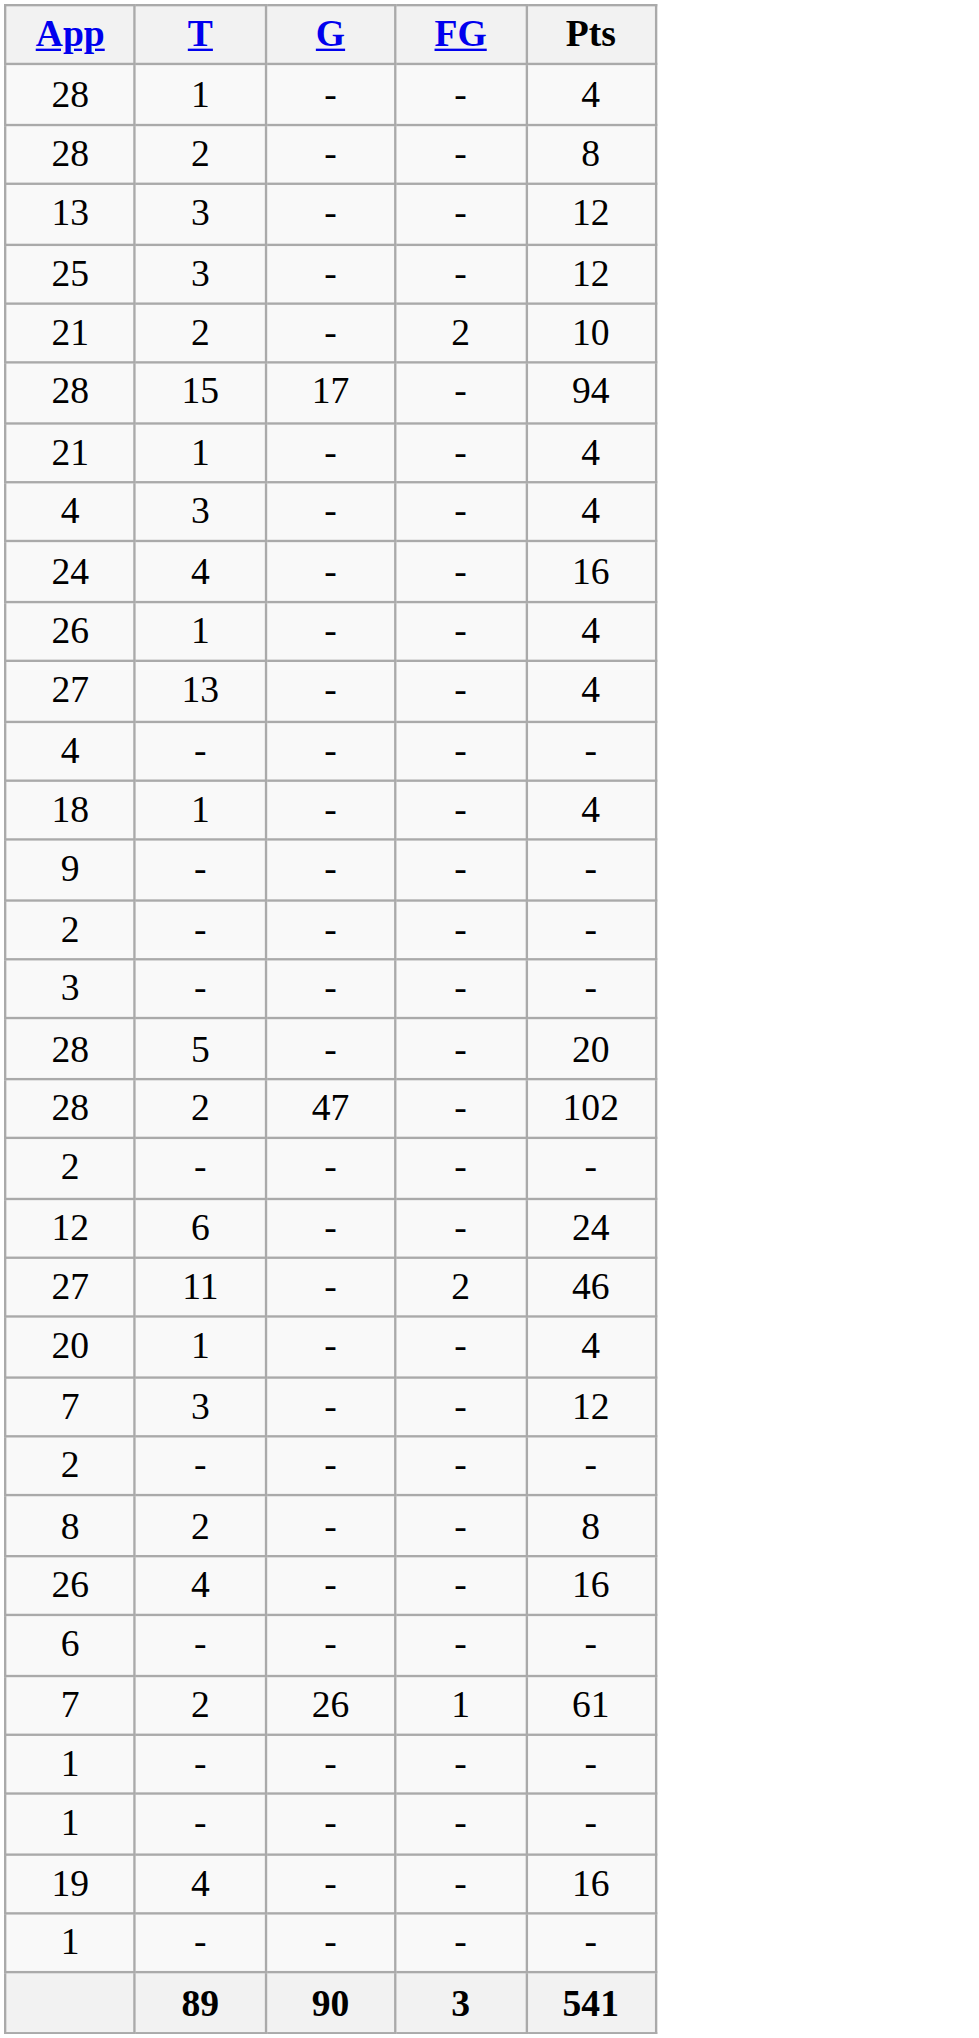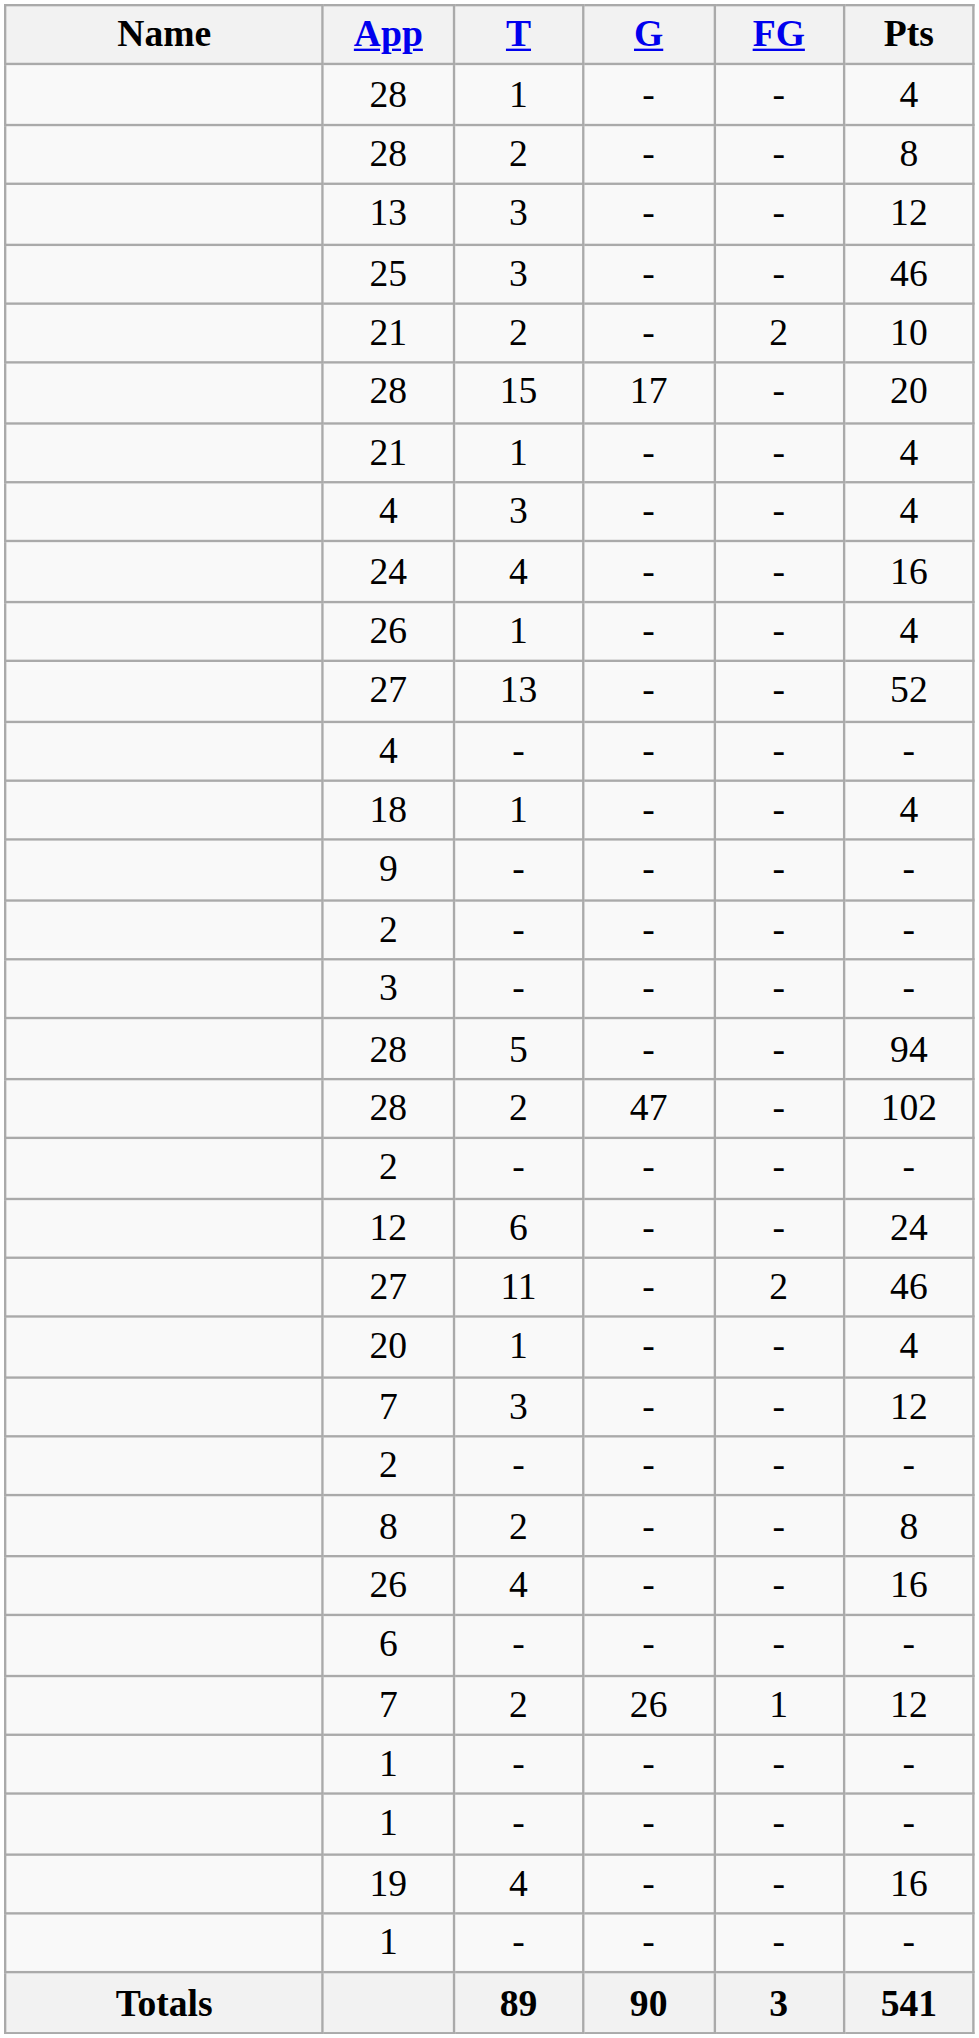+ column: (164, 34)
(591, 272) 12 -> (909, 272) 46
(591, 392) 94 -> (909, 392) 20
(591, 690) 4 -> (909, 690) 52
(591, 1048) 20 -> (909, 1048) 94
(591, 1703) 61 -> (909, 1703) 12
